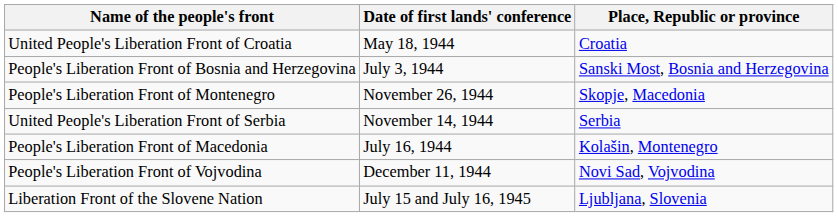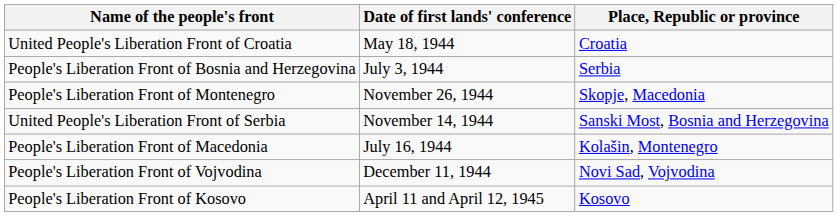(704, 69) Sanski Most, Bosnia and Herzegovina -> (600, 69) Serbia
(600, 120) Serbia -> (704, 120) Sanski Most, Bosnia and Herzegovina
+ row: (127, 198)
- row: (135, 198)
